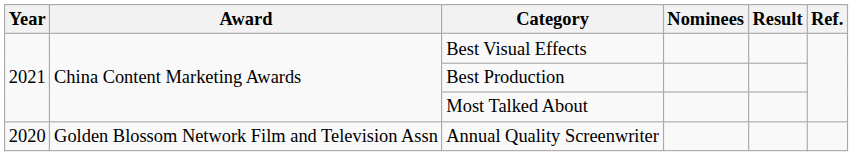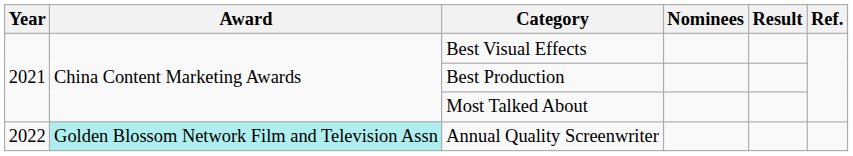(27, 135) 2020 -> (27, 135) 2022
(246, 135) no background -> (246, 135) paleturquoise background
